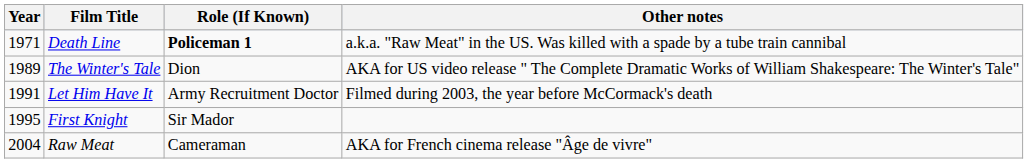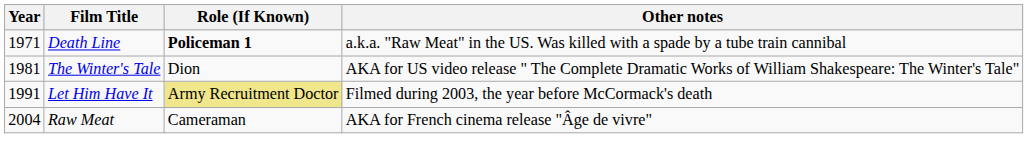(24, 68) 1989 -> (24, 68) 1981
(253, 94) no background -> (253, 94) khaki background
- row: (88, 119)
